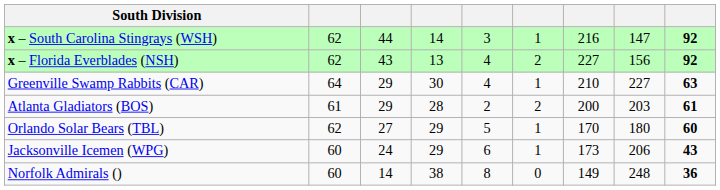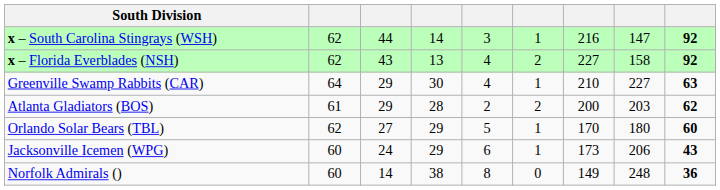(639, 60) 156 -> (639, 60) 158
(690, 106) 61 -> (690, 106) 62
